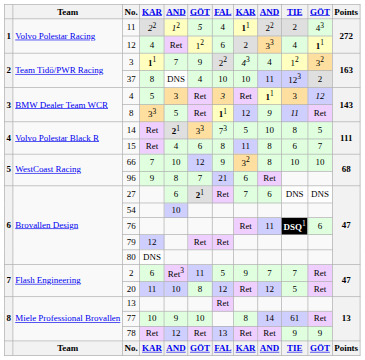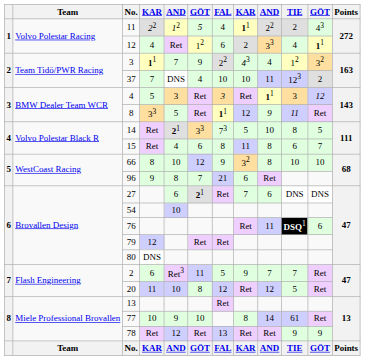(152, 78) 8 -> (152, 78) 7
(152, 162) 7 -> (152, 162) 8
